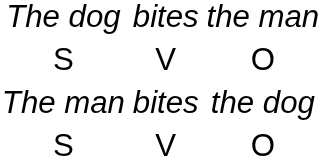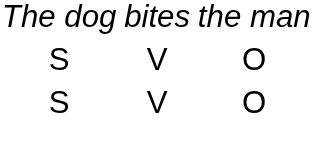- row: (63, 102)
